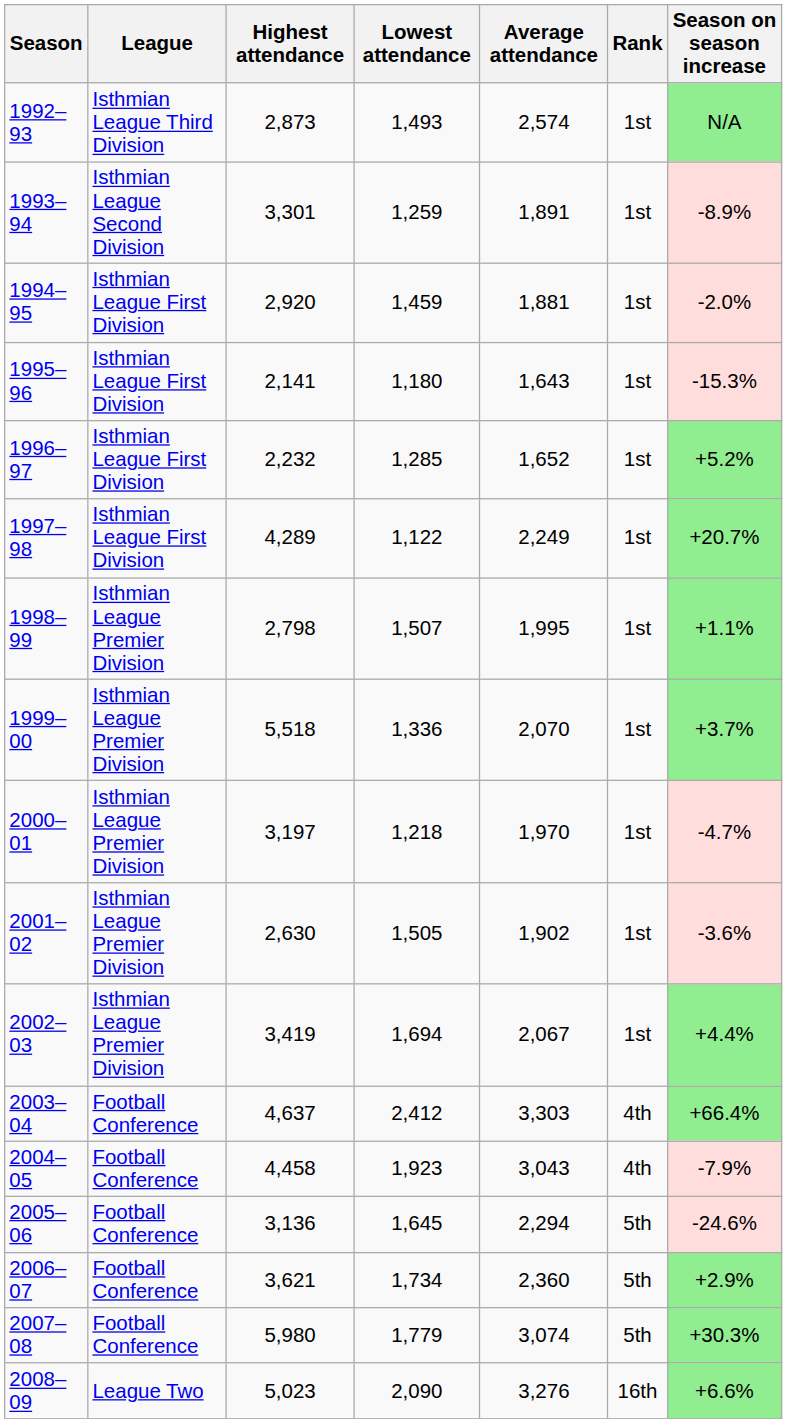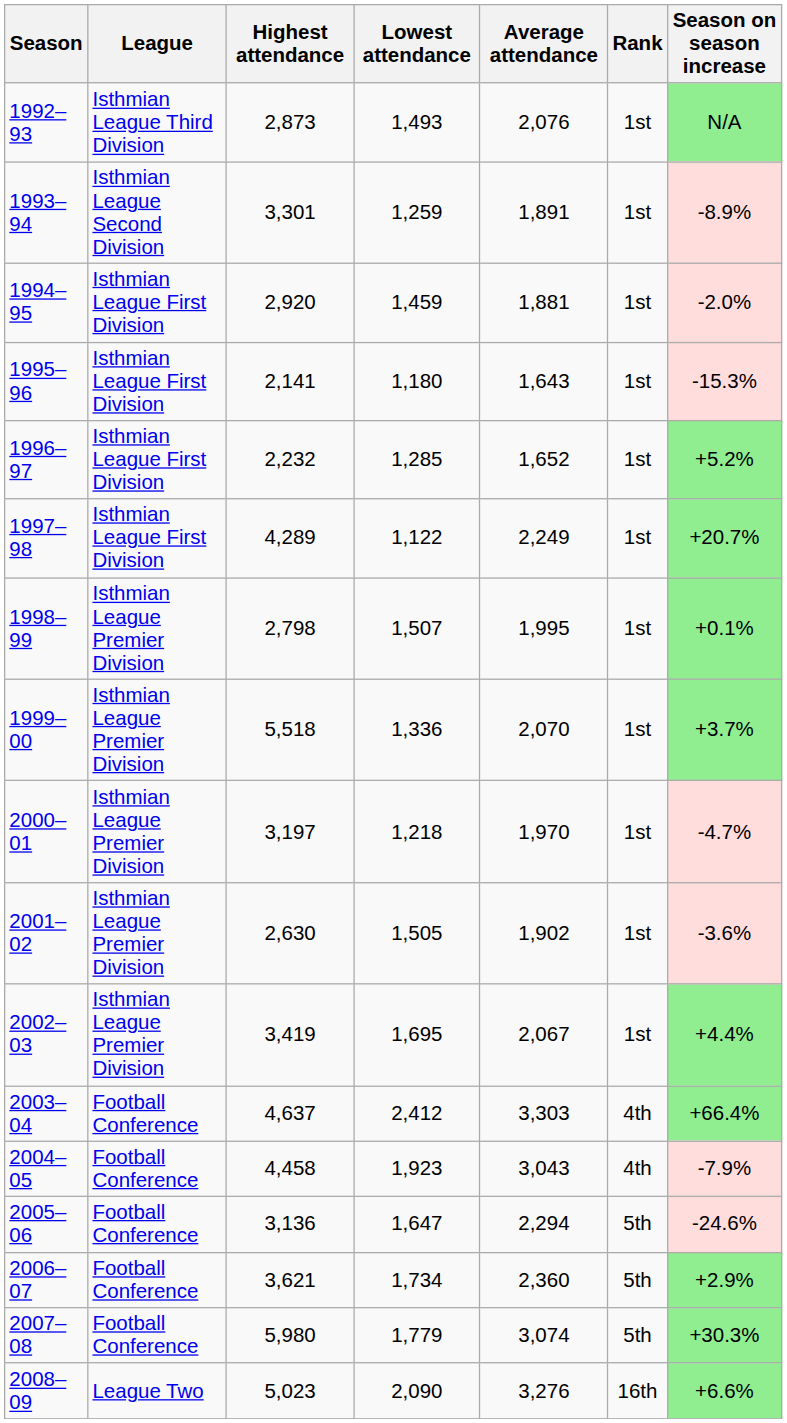(544, 122) 2,574 -> (544, 122) 2,076
(724, 628) +1.1% -> (724, 628) +0.1%
(417, 1034) 1,694 -> (417, 1034) 1,695
(417, 1224) 1,645 -> (417, 1224) 1,647
